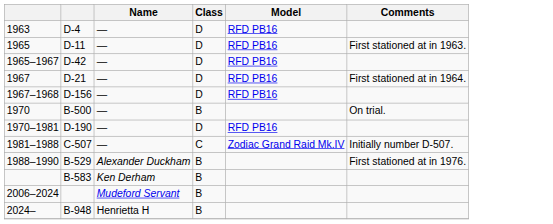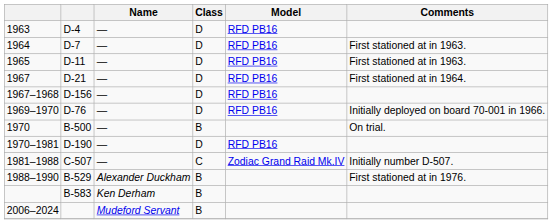+ row: (18, 45)
- row: (33, 62)
+ row: (33, 111)
- row: (21, 210)
